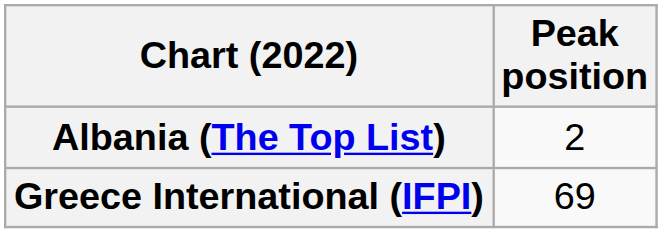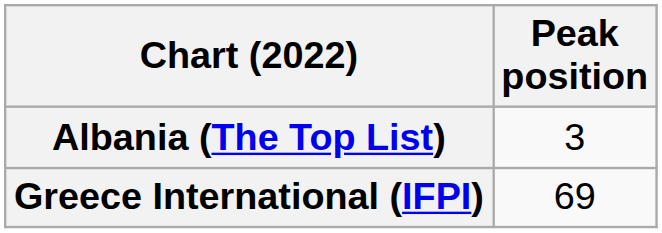(575, 136) 2 -> (575, 136) 3
